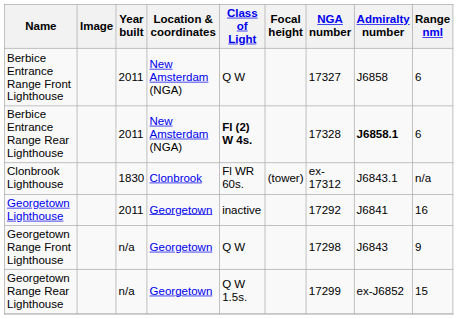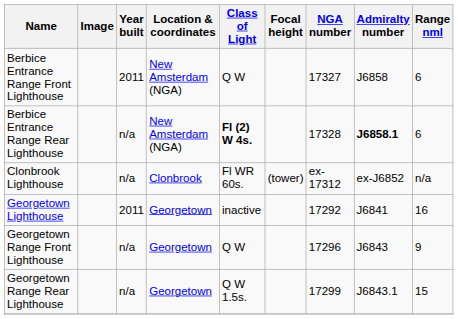(131, 134) 2011 -> (127, 134) n/a
(131, 178) 1830 -> (127, 178) n/a
(377, 178) J6843.1 -> (380, 178) ex-J6852
(325, 247) 17298 -> (325, 247) 17296
(380, 291) ex-J6852 -> (377, 291) J6843.1
